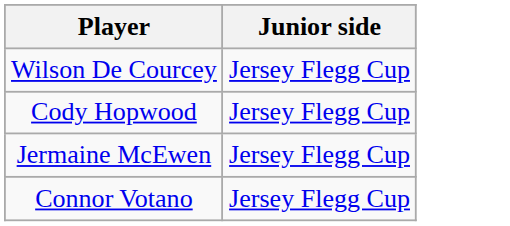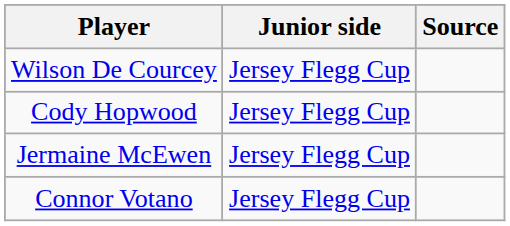+ column: (460, 26)
